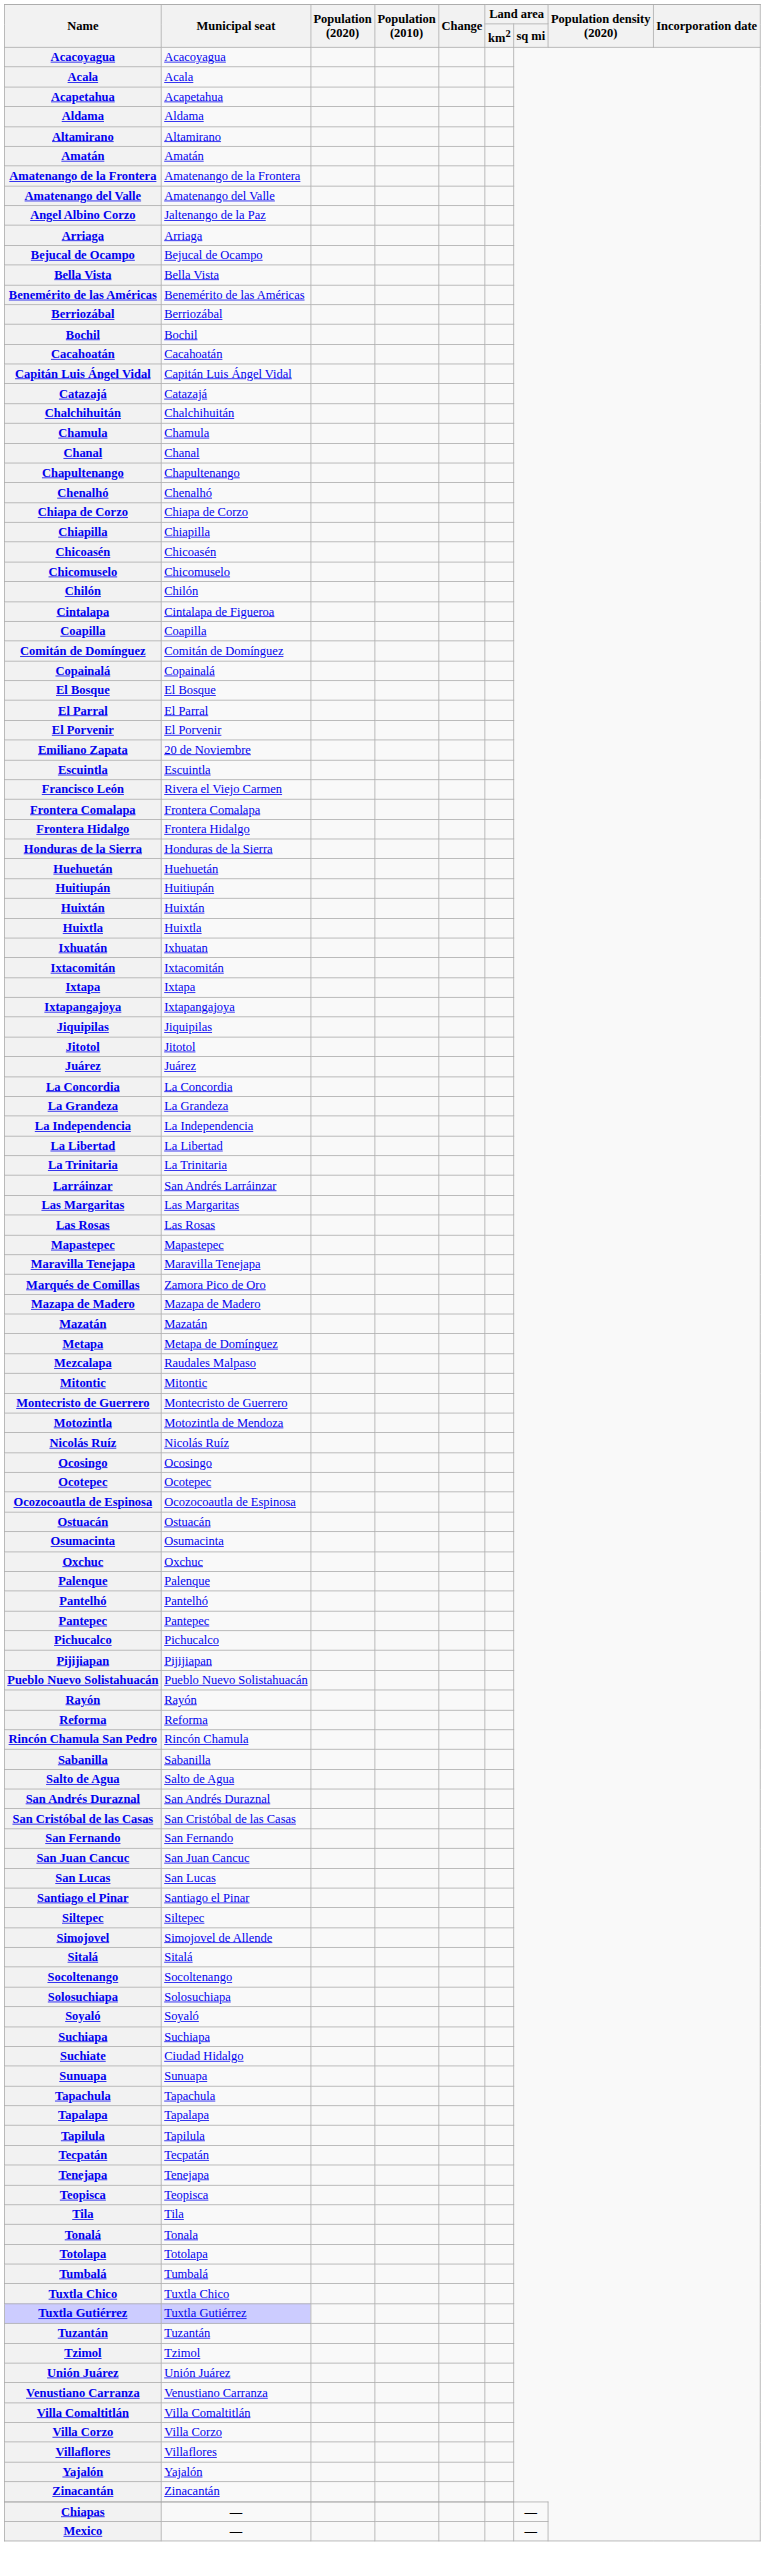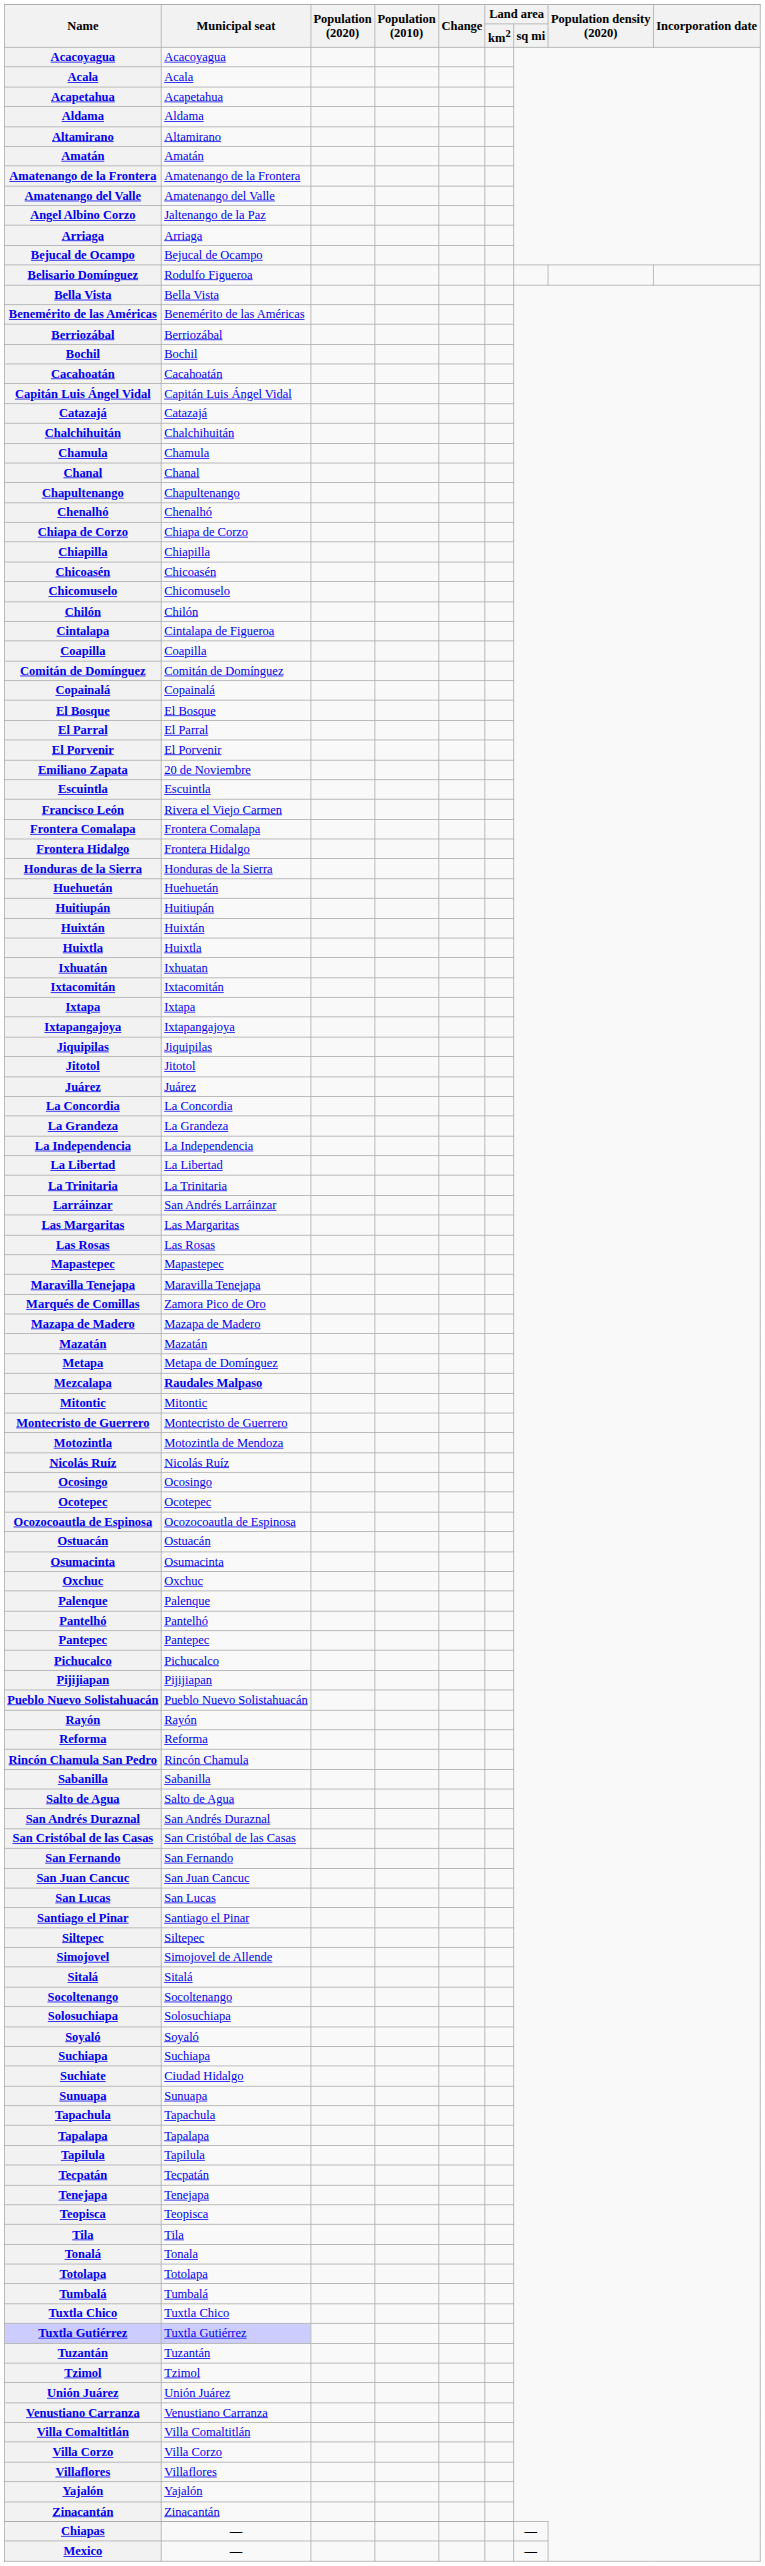+ row: (83, 275)
(210, 1363) normal -> (213, 1383) bold
